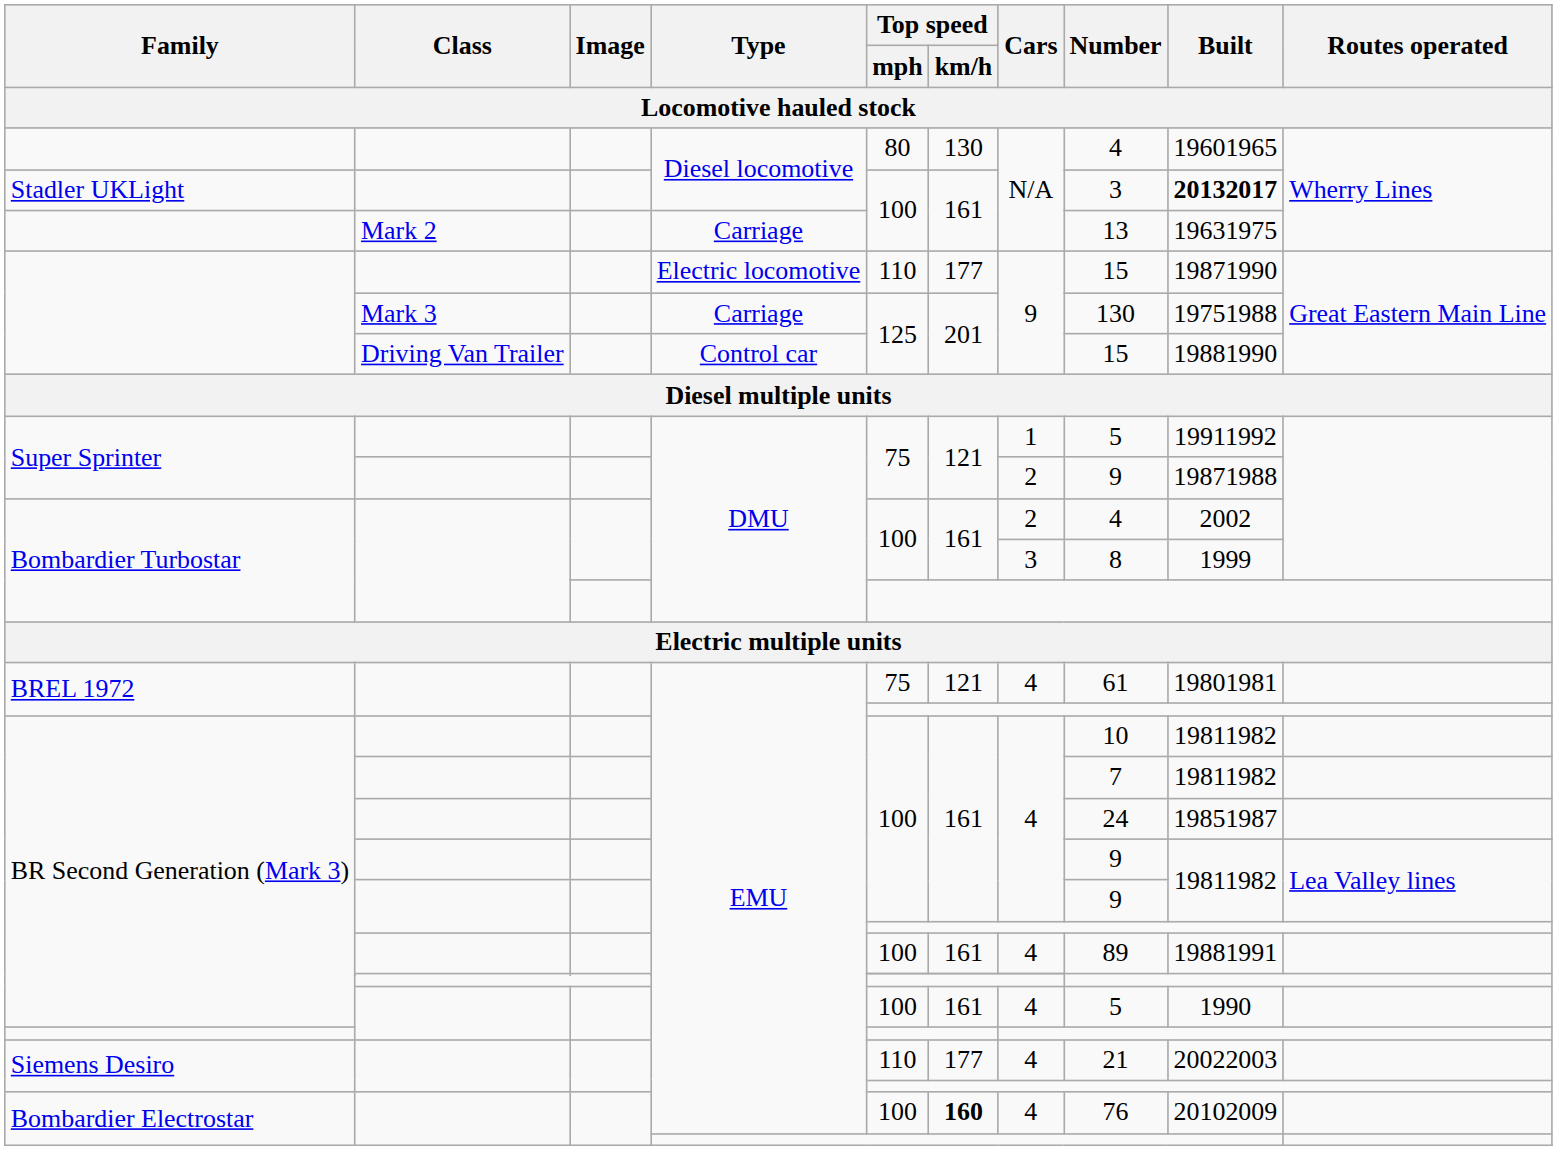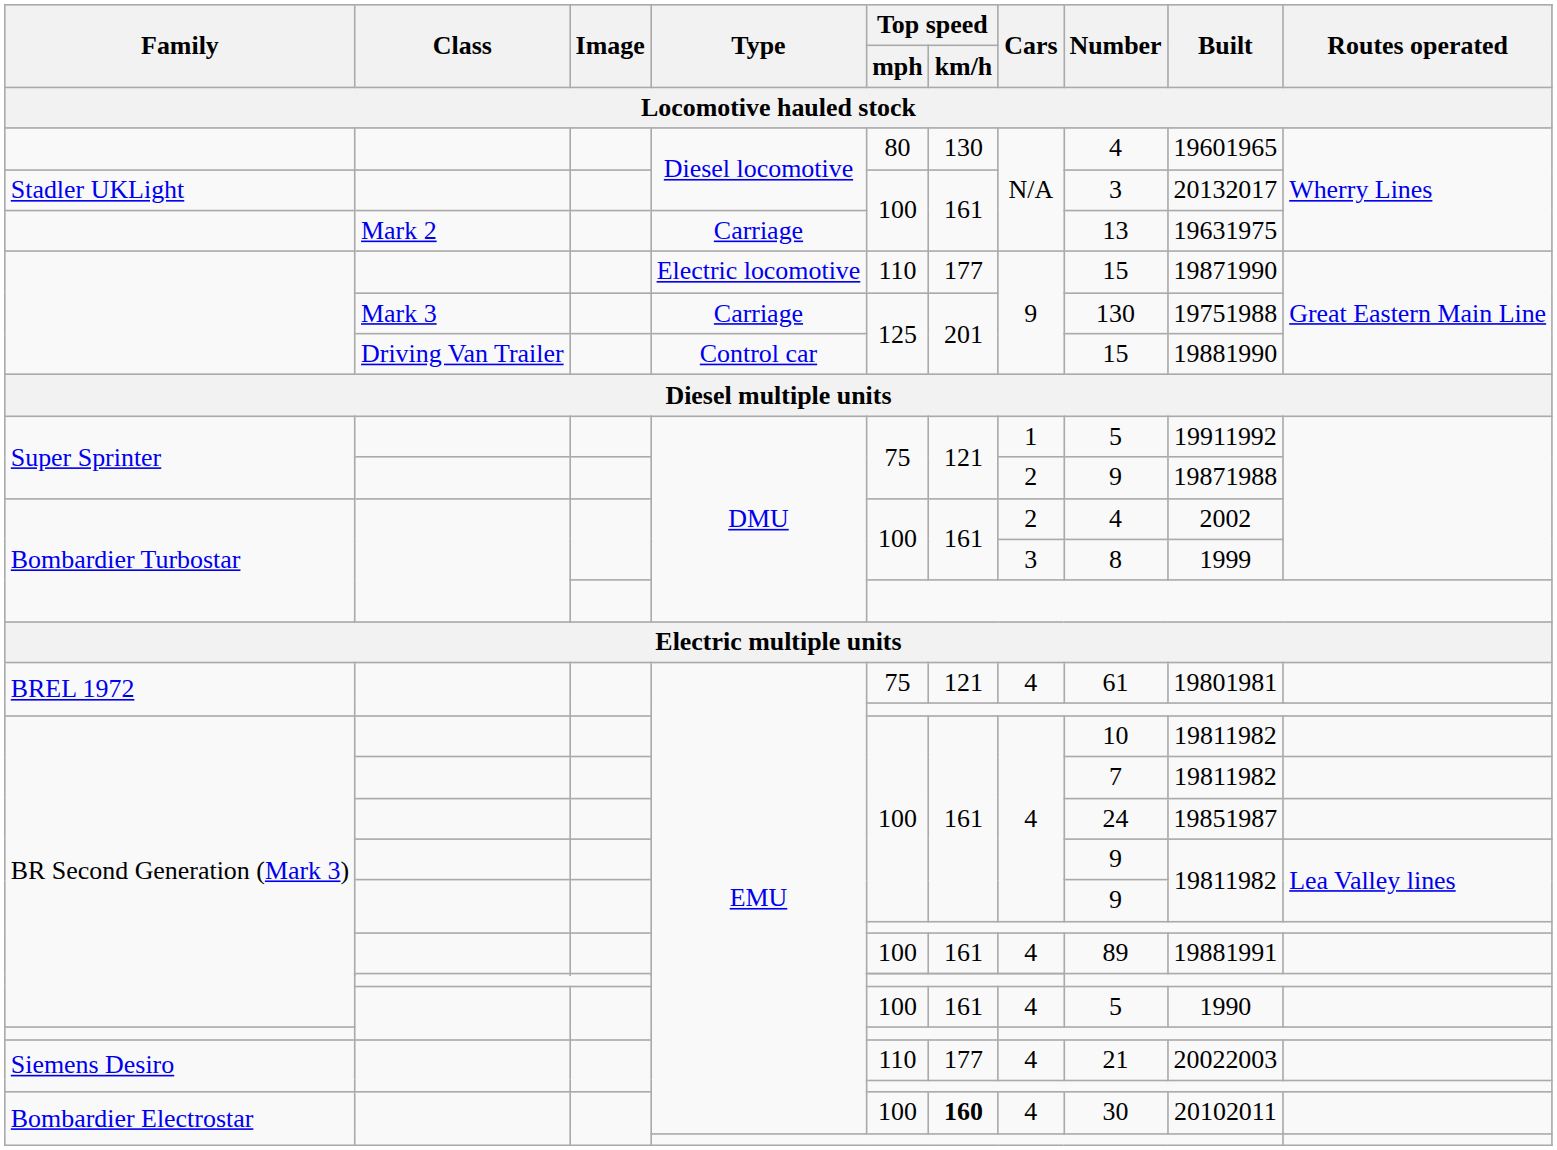(1225, 189) bold -> (1225, 189) normal
(1116, 1112) 76 -> (1116, 1112) 30
(1225, 1112) 20102009 -> (1225, 1112) 20102011
